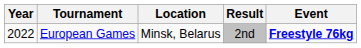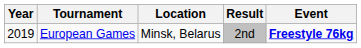(21, 33) 2022 -> (21, 33) 2019
